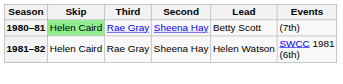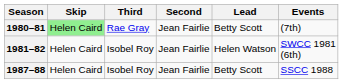(181, 28) Sheena Hay -> (184, 28) Jean Fairlie
(128, 49) Rae Gray -> (130, 49) Isobel Roy
(181, 49) Sheena Hay -> (184, 49) Jean Fairlie
+ row: (26, 70)
